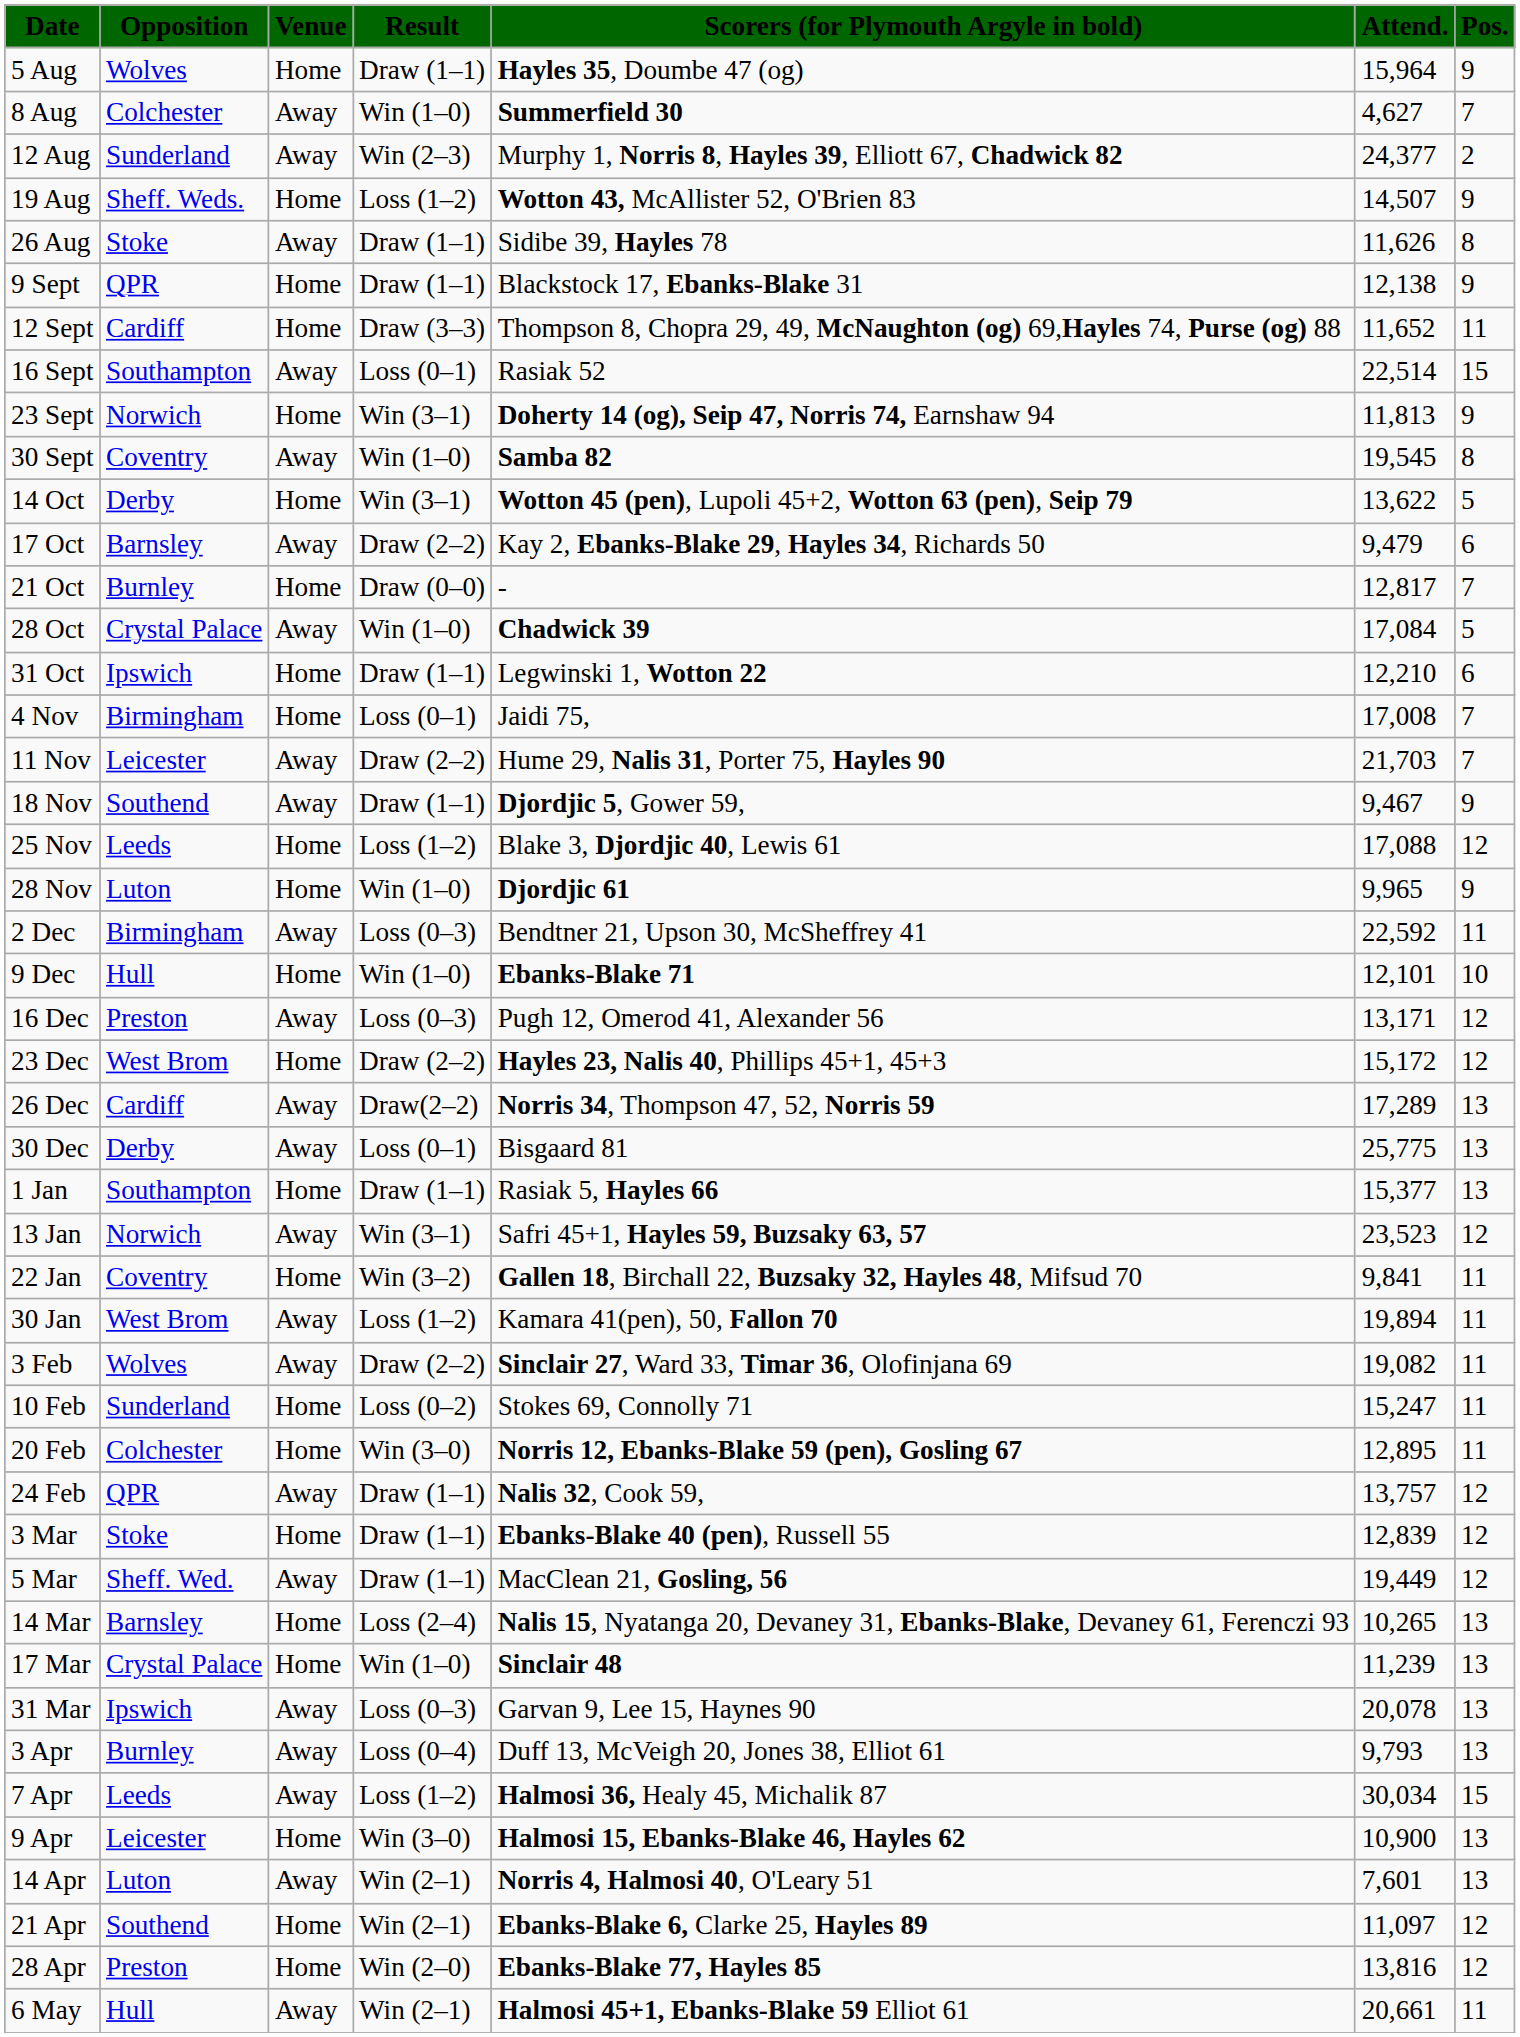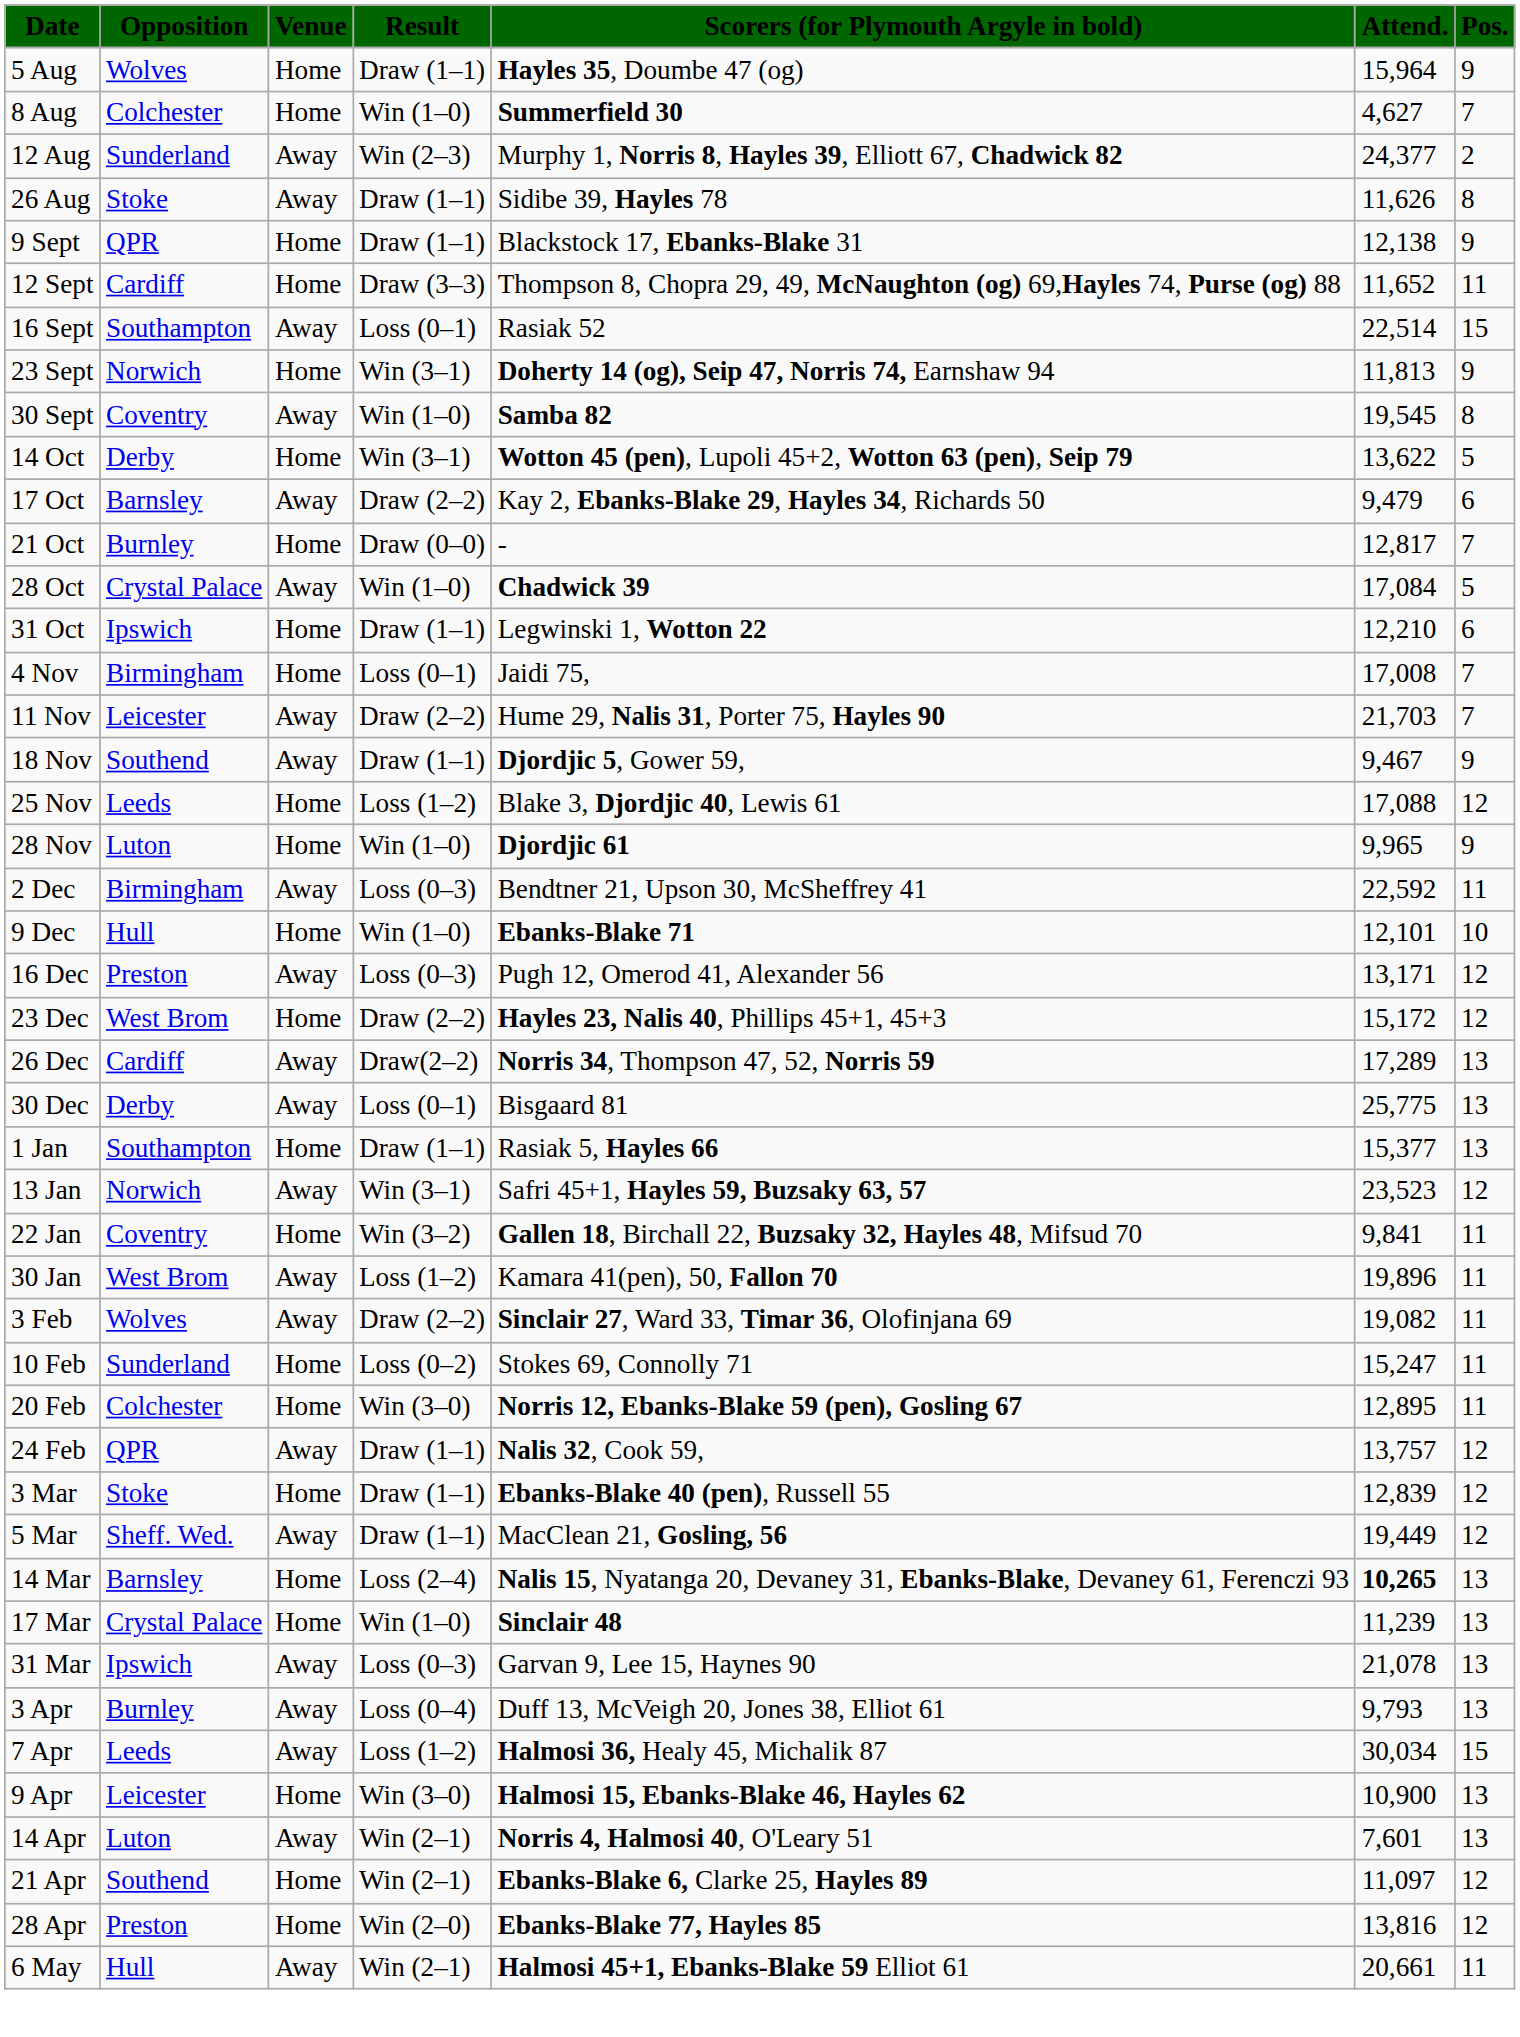(306, 112) Away -> (308, 112) Home
- row: (51, 198)
(1399, 1320) 19,894 -> (1399, 1277) 19,896
(1399, 1622) normal -> (1399, 1579) bold
(1399, 1708) 20,078 -> (1399, 1665) 21,078
